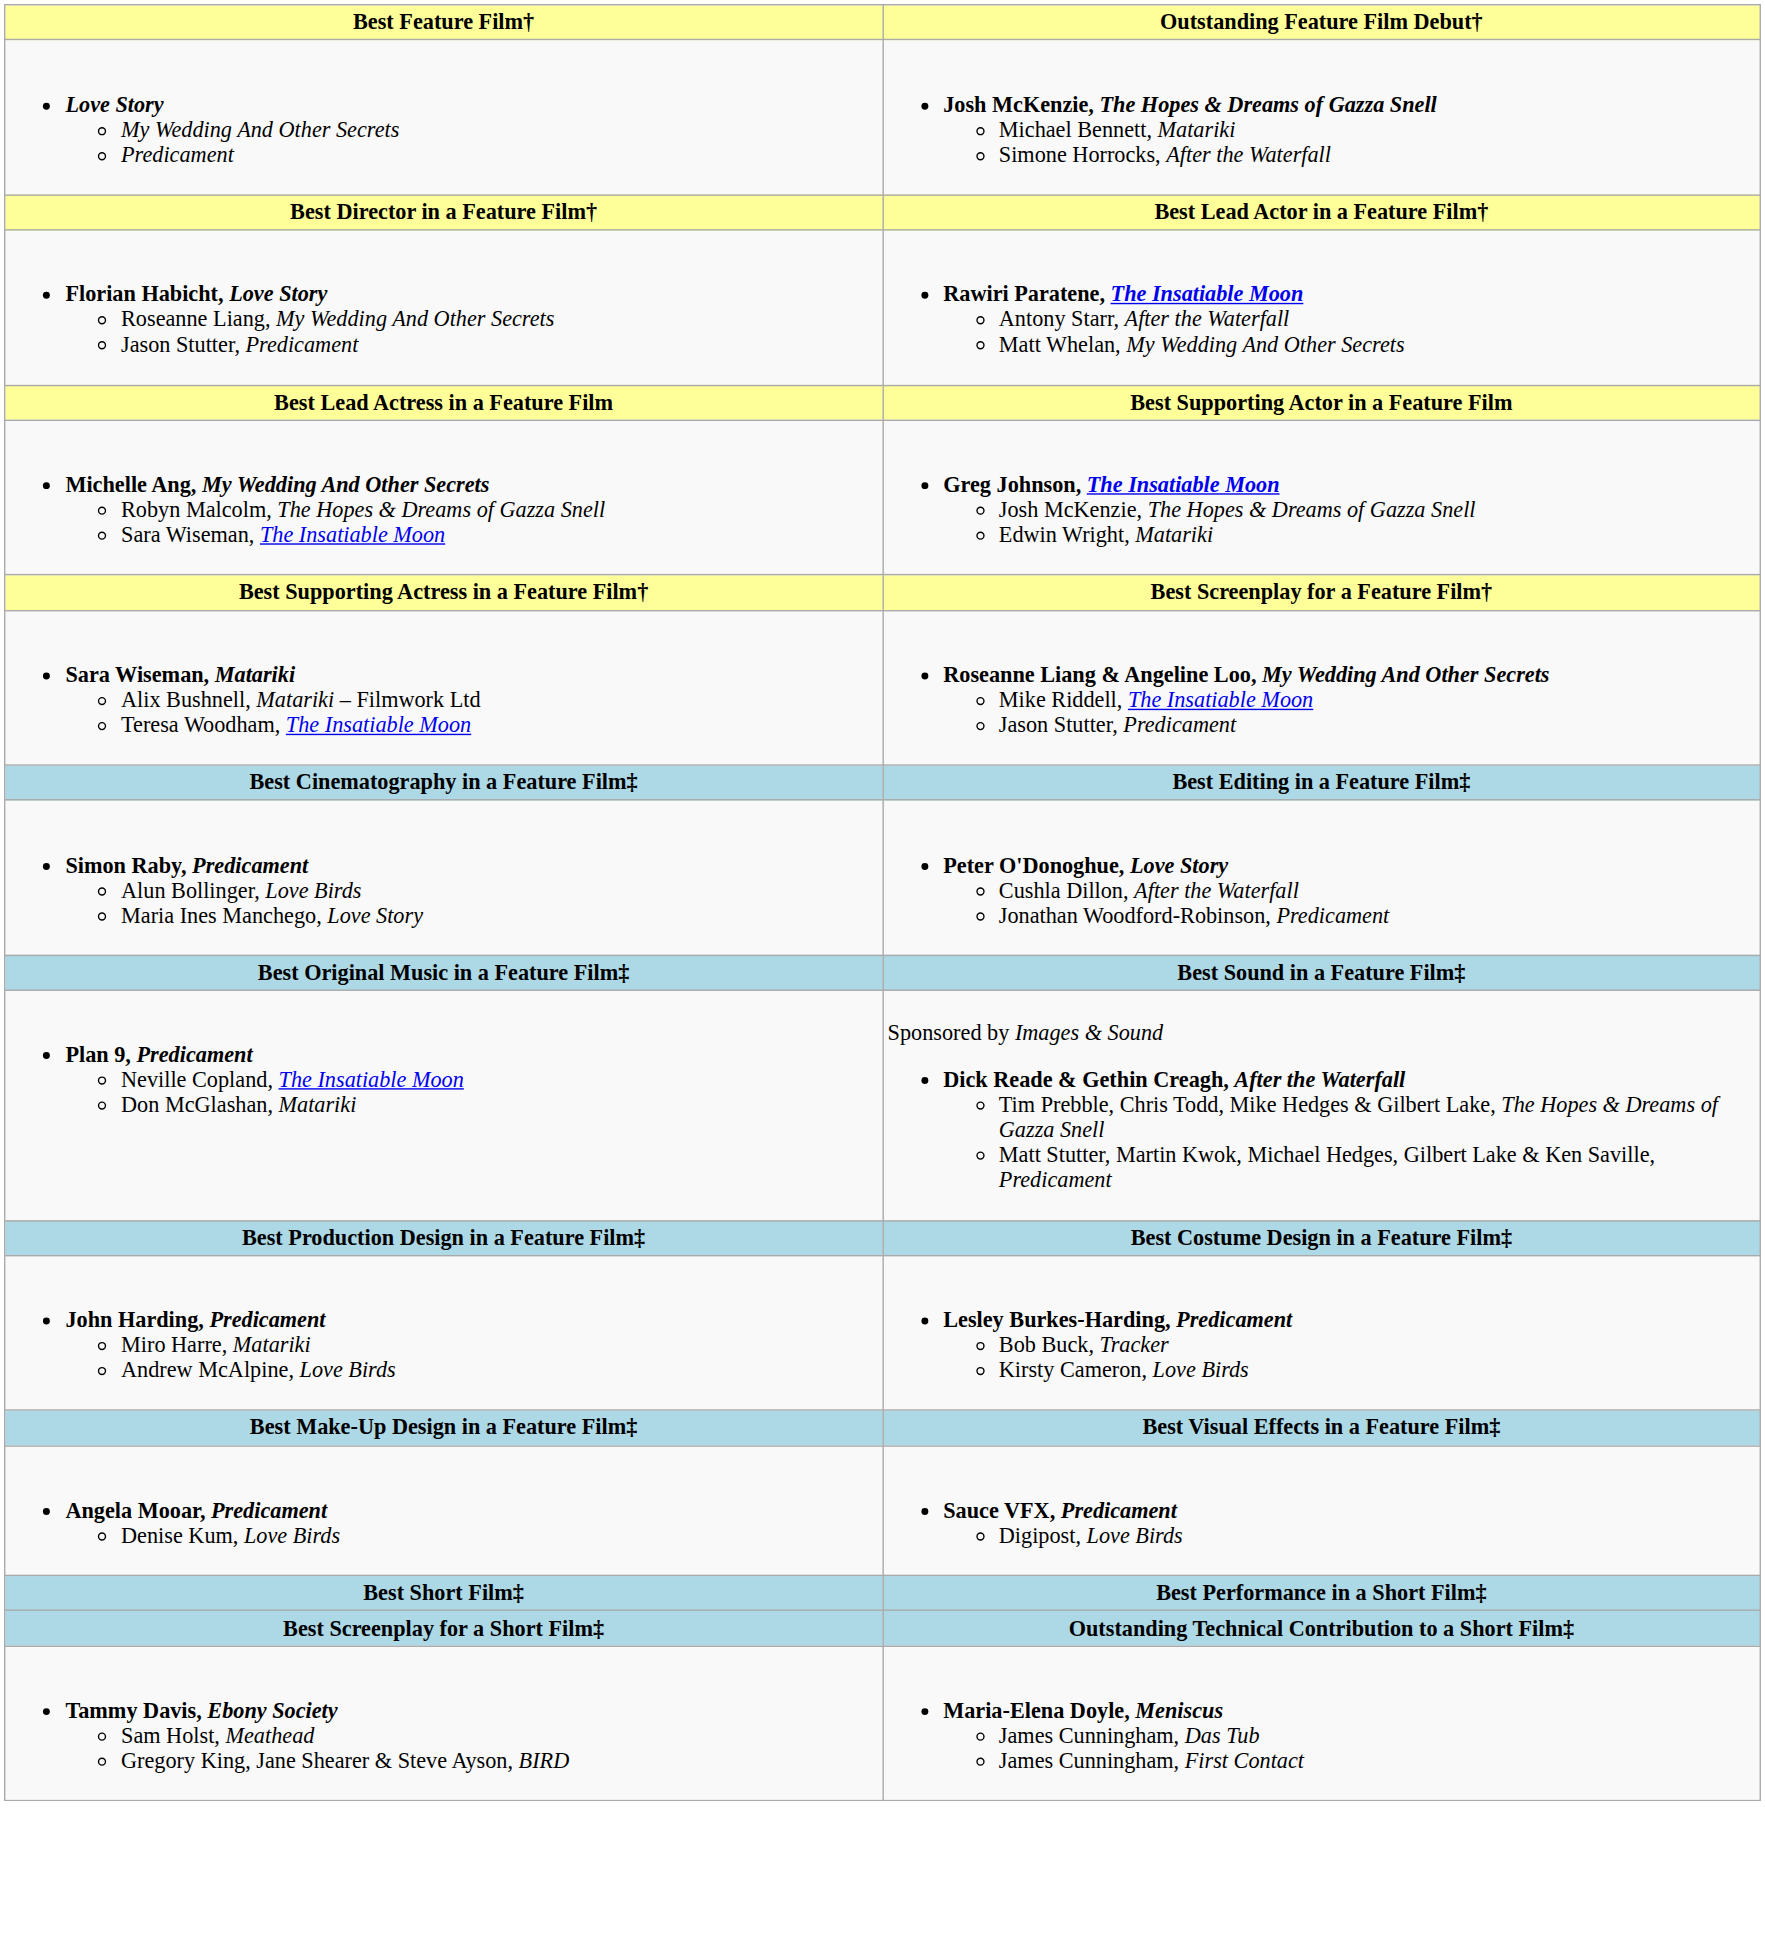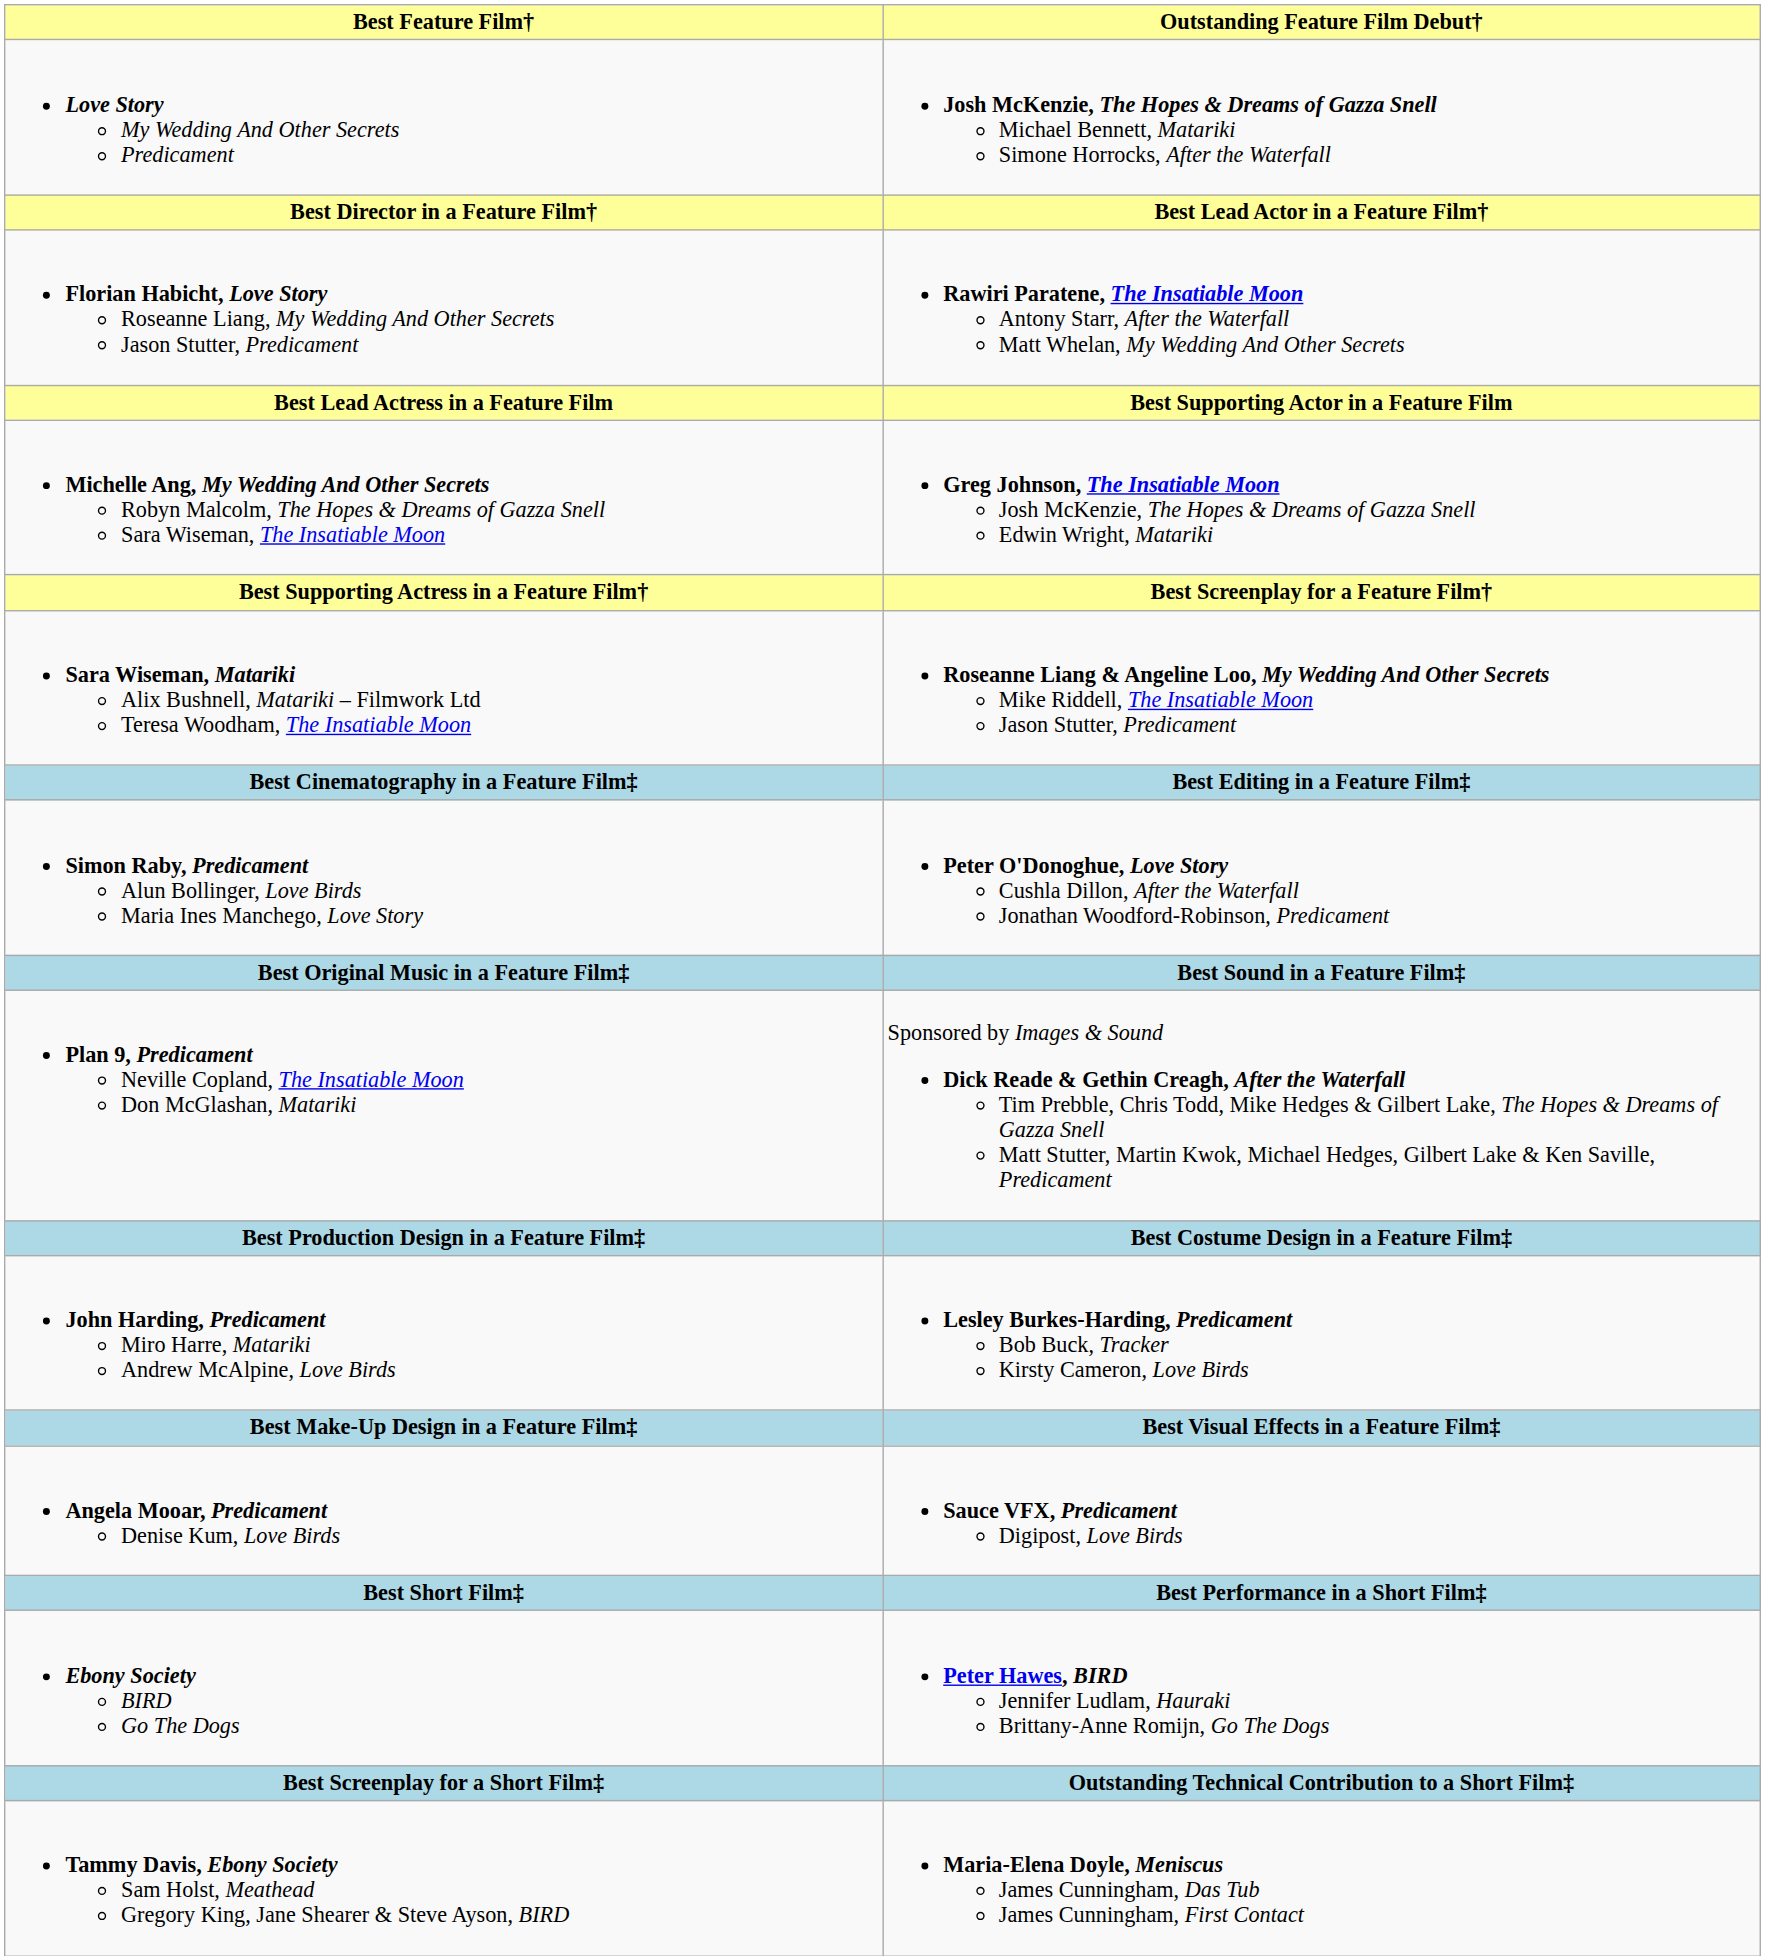+ row: (444, 1701)
